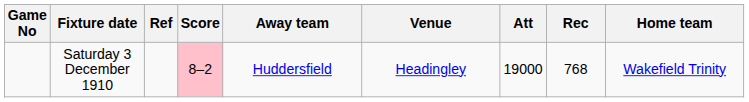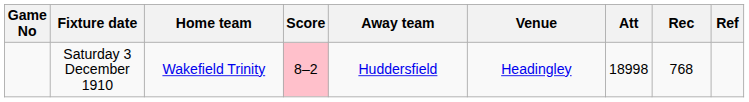columns swapped: (675, 23) <-> (161, 23)
(523, 69) 19000 -> (629, 69) 18998
